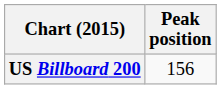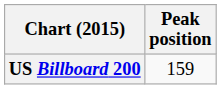(180, 68) 156 -> (180, 68) 159
